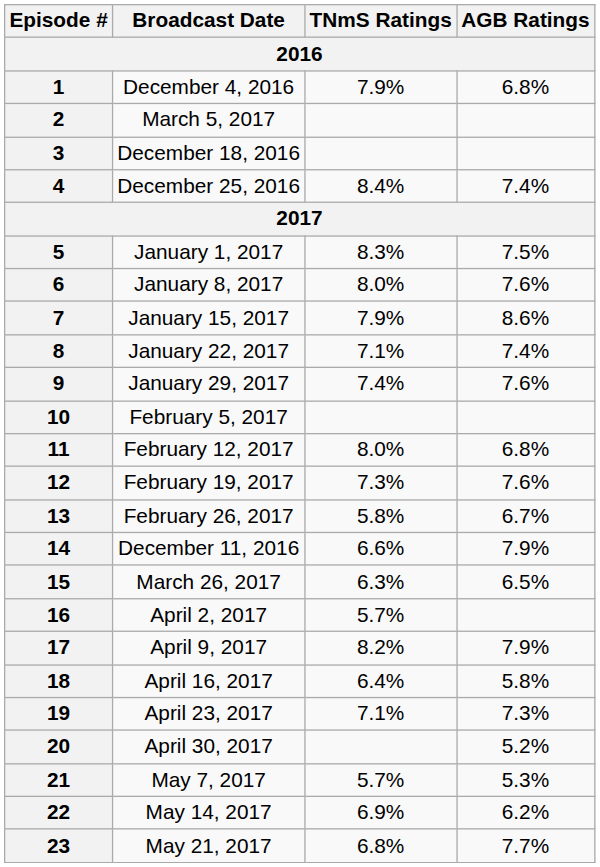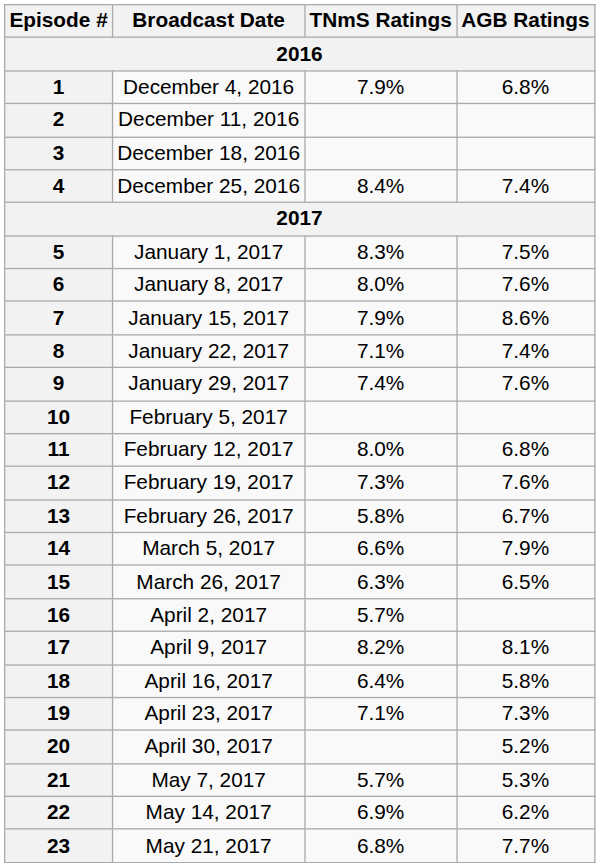(209, 119) March 5, 2017 -> (209, 119) December 11, 2016
(209, 548) December 11, 2016 -> (209, 548) March 5, 2017
(525, 647) 7.9% -> (525, 647) 8.1%
